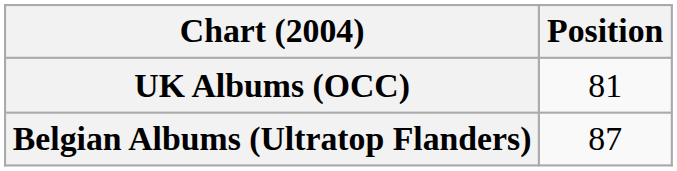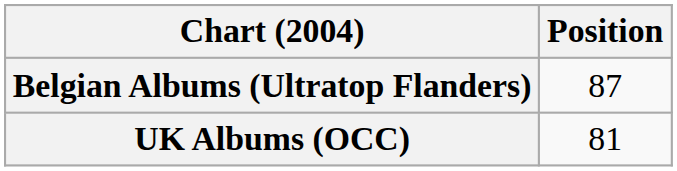rows swapped: (272, 138) <-> (272, 84)
